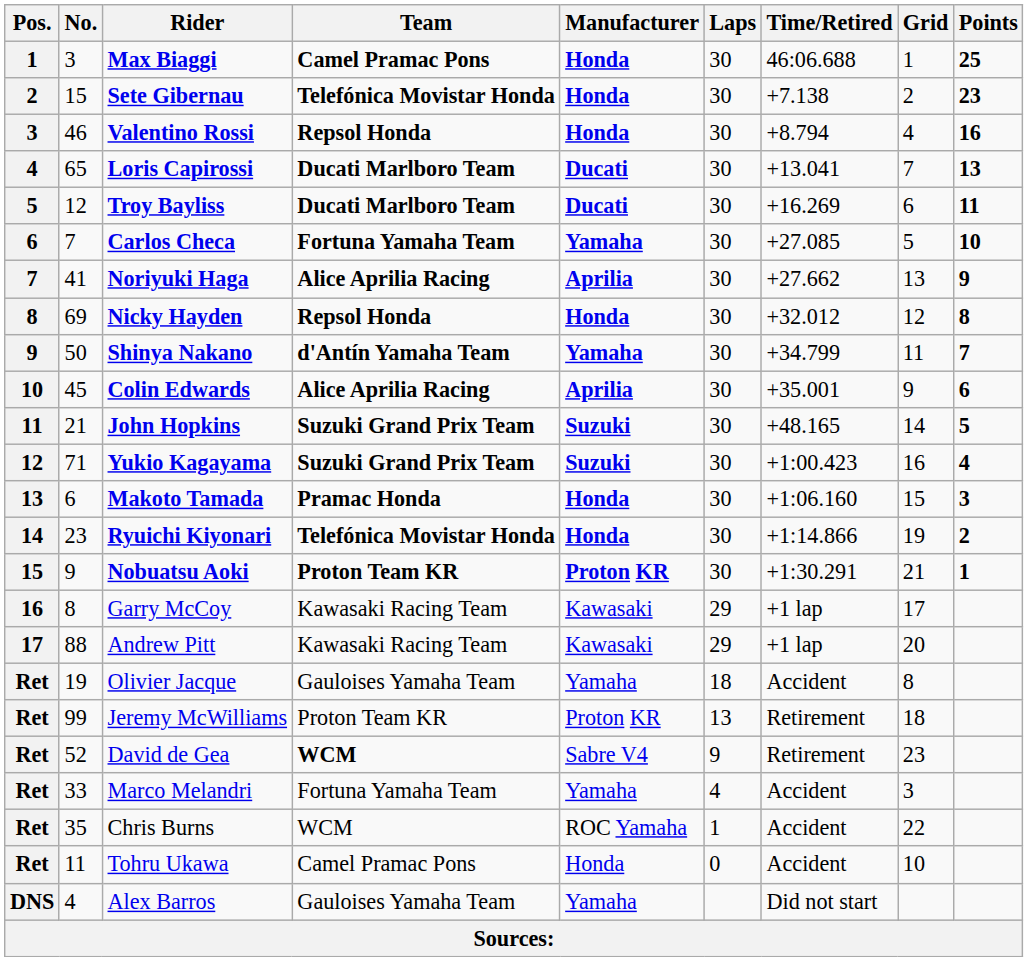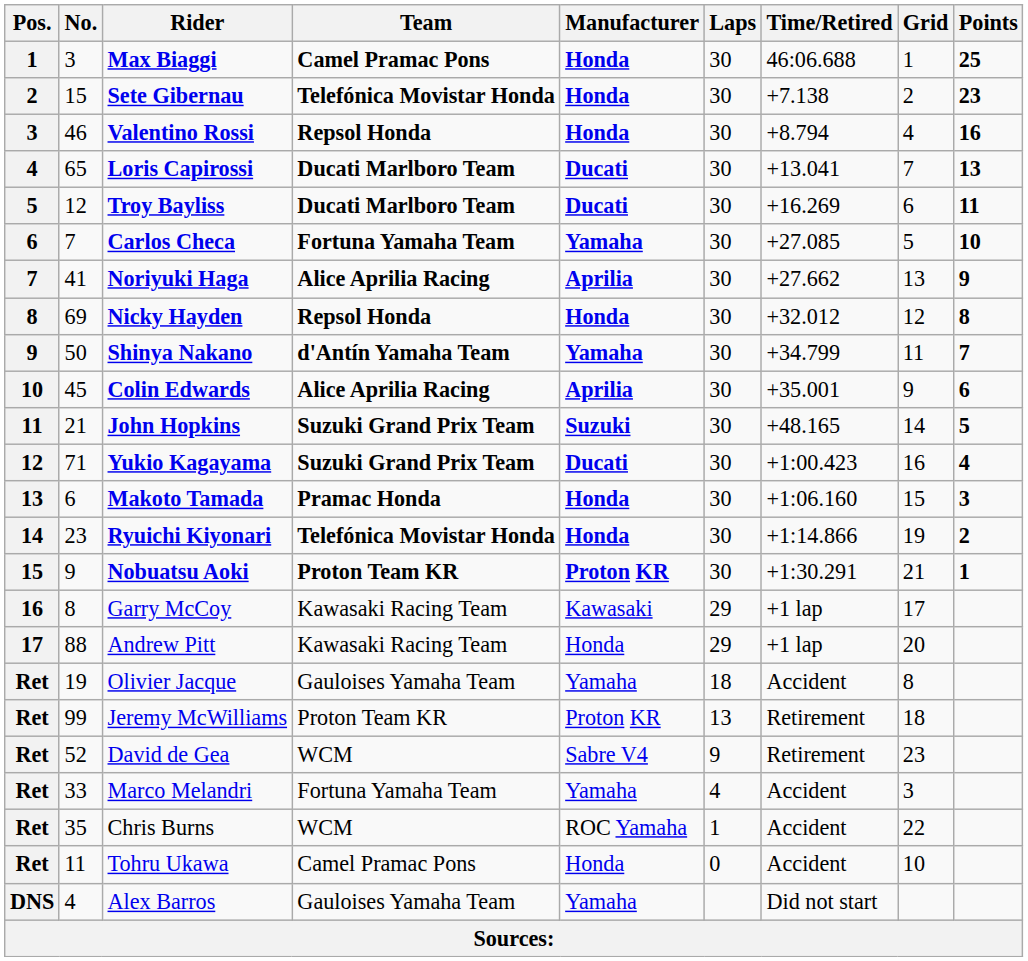(598, 462) Suzuki -> (597, 462) Ducati
(609, 645) Kawasaki -> (595, 645) Honda
(327, 754) bold -> (325, 754) normal
